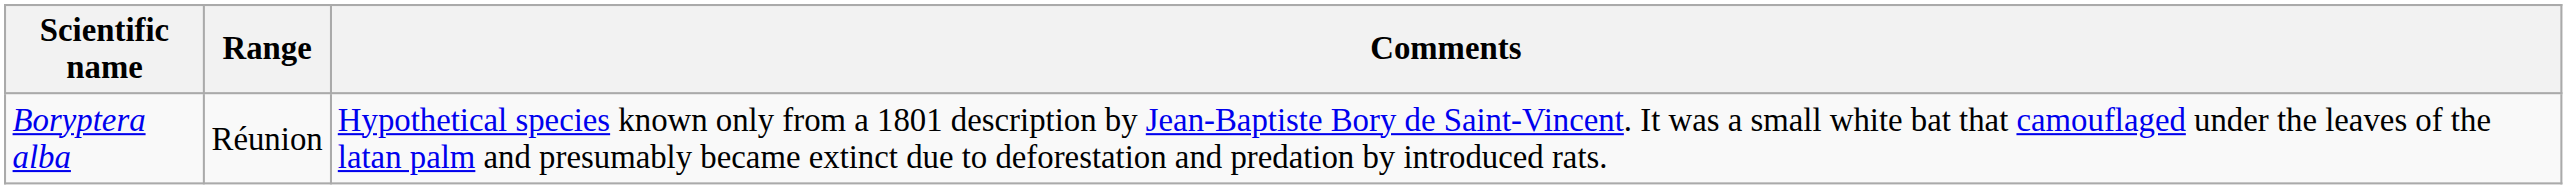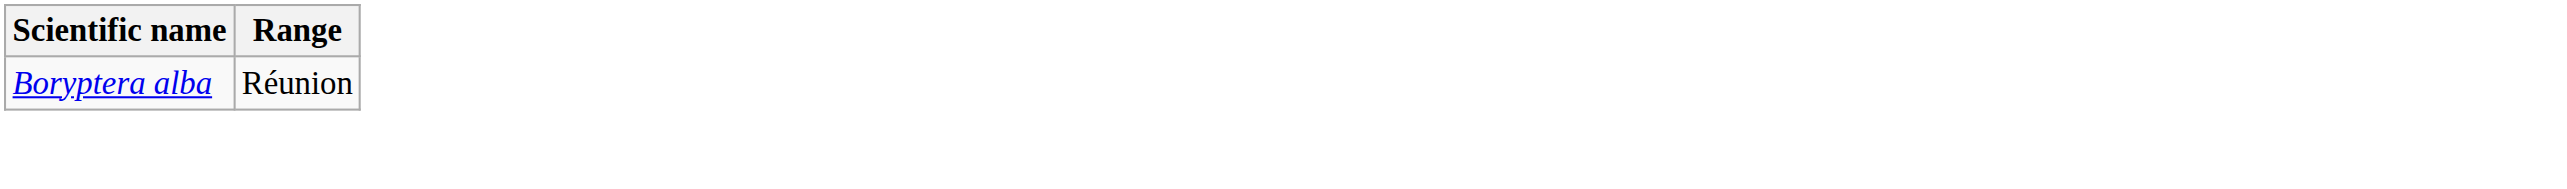- column: (1446, 48)
